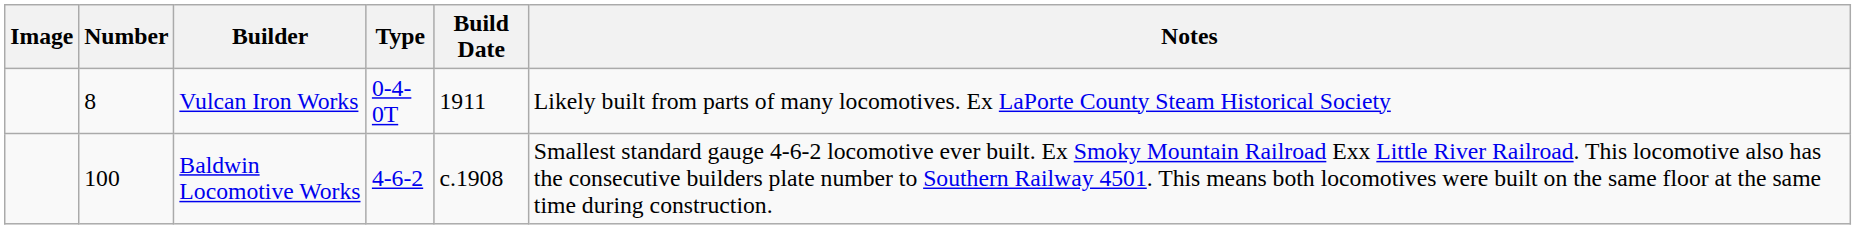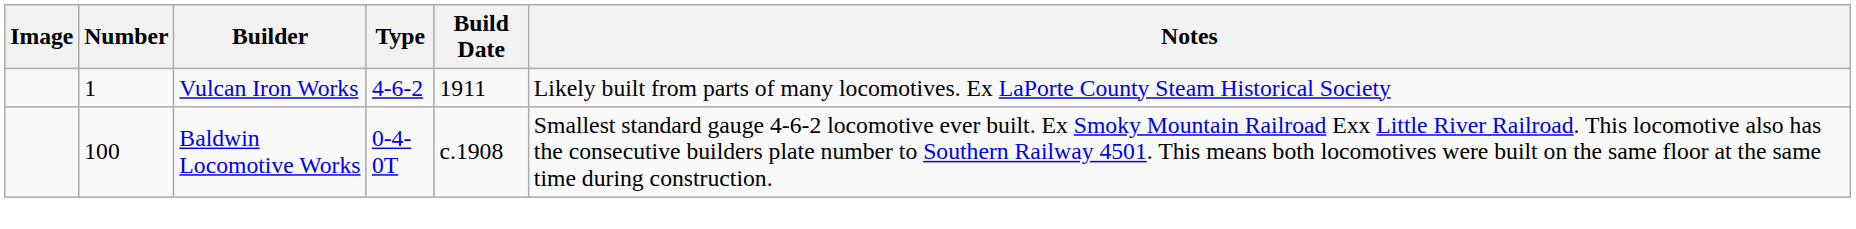(90, 100) 8 -> (90, 87) 1
(392, 100) 0-4-0T -> (398, 87) 4-6-2
(398, 178) 4-6-2 -> (392, 151) 0-4-0T
